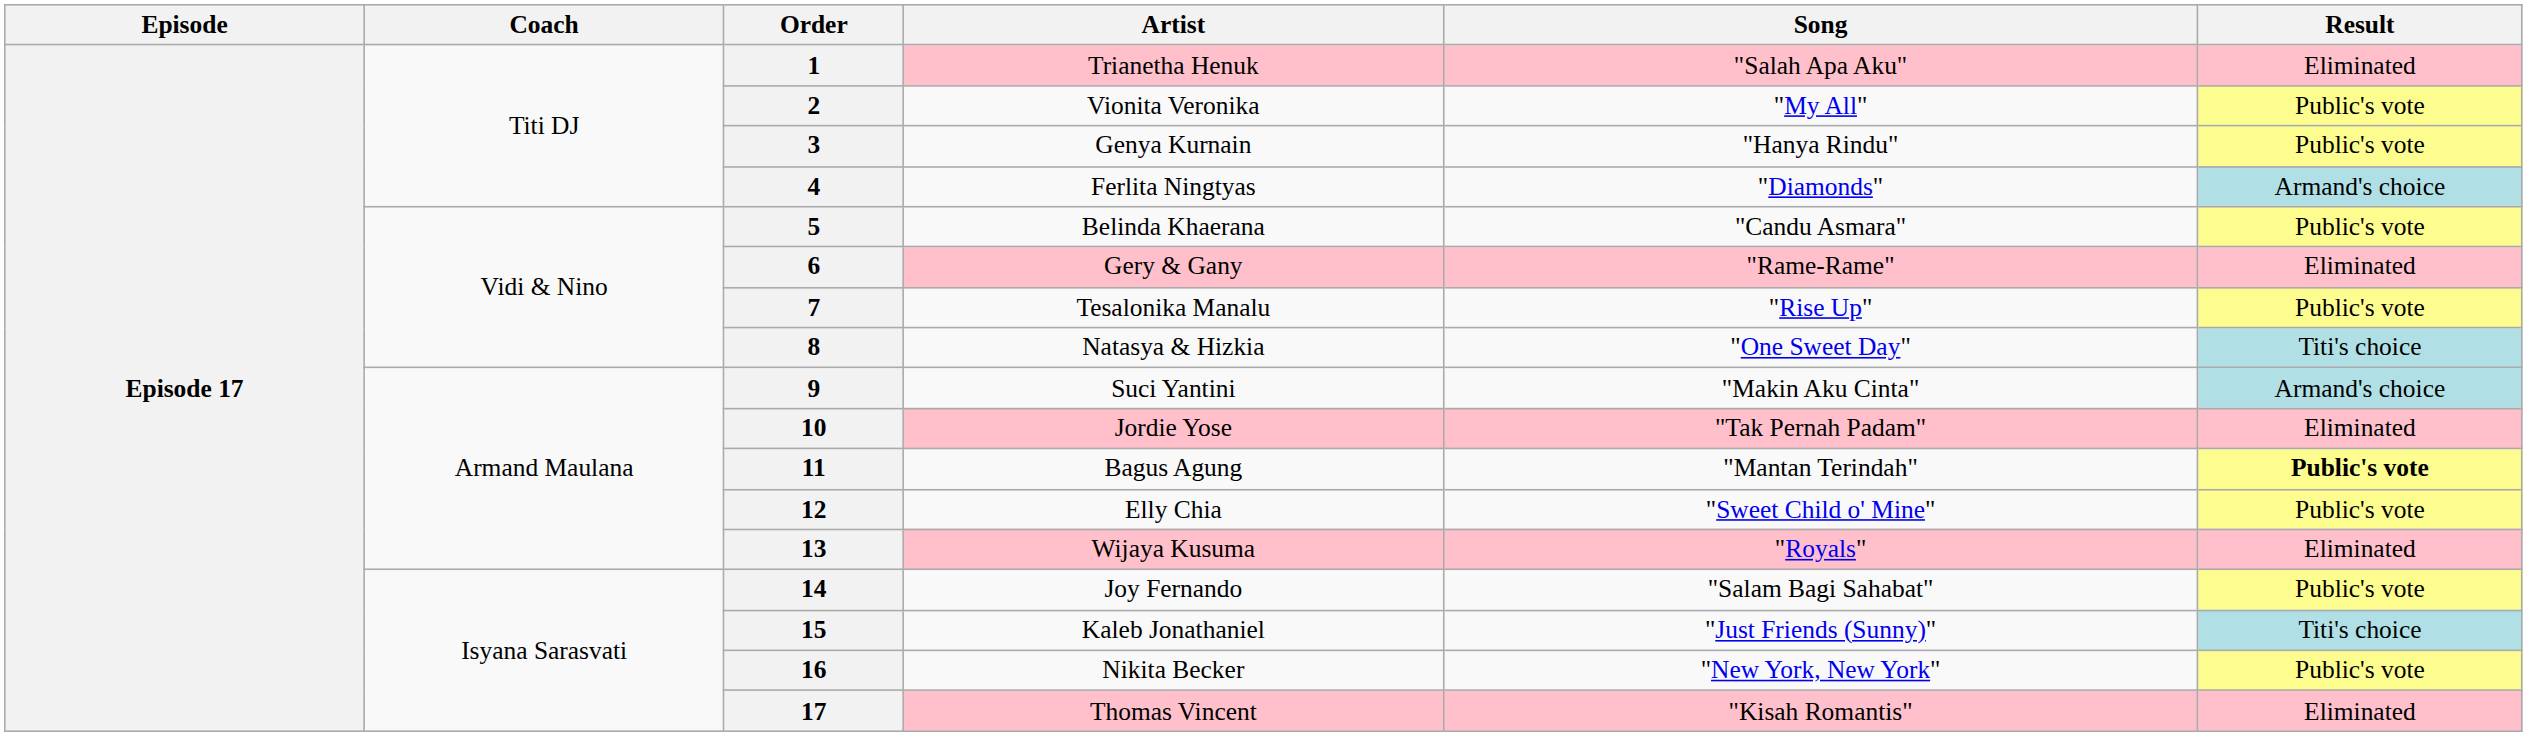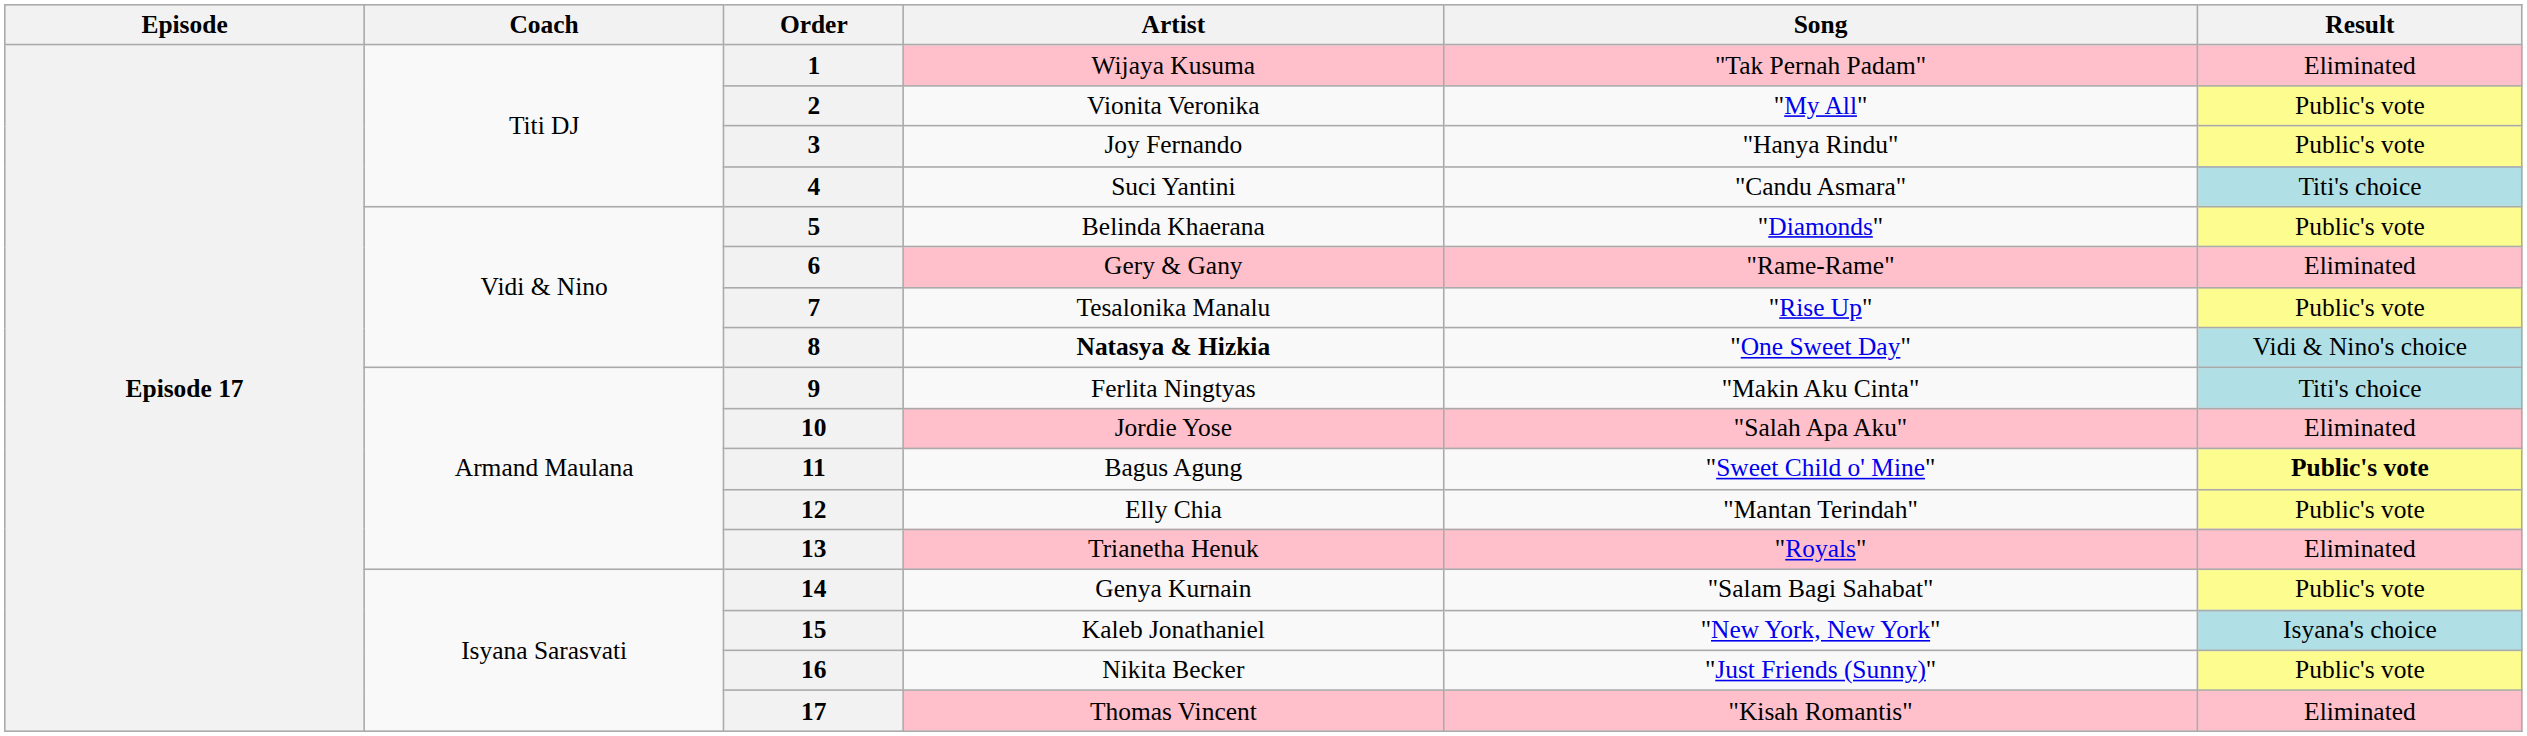(1173, 65) Trianetha Henuk -> (1173, 65) Wijaya Kusuma
(1821, 65) "Salah Apa Aku" -> (1821, 65) "Tak Pernah Padam"
(1173, 145) Genya Kurnain -> (1173, 145) Joy Fernando
(1173, 186) Ferlita Ningtyas -> (1173, 186) Suci Yantini
(1821, 186) "Diamonds" -> (1821, 186) "Candu Asmara"
(2360, 186) Armand's choice -> (2360, 186) Titi's choice
(1821, 226) "Candu Asmara" -> (1821, 226) "Diamonds"
(1173, 347) normal -> (1173, 347) bold
(2360, 347) Titi's choice -> (2360, 347) Vidi & Nino's choice
(1173, 387) Suci Yantini -> (1173, 387) Ferlita Ningtyas
(2360, 387) Armand's choice -> (2360, 387) Titi's choice
(1821, 428) "Tak Pernah Padam" -> (1821, 428) "Salah Apa Aku"
(1821, 468) "Mantan Terindah" -> (1821, 468) "Sweet Child o' Mine"
(1821, 508) "Sweet Child o' Mine" -> (1821, 508) "Mantan Terindah"
(1173, 549) Wijaya Kusuma -> (1173, 549) Trianetha Henuk
(1173, 589) Joy Fernando -> (1173, 589) Genya Kurnain
(1821, 629) "Just Friends (Sunny)" -> (1821, 629) "New York, New York"
(2360, 629) Titi's choice -> (2360, 629) Isyana's choice
(1821, 670) "New York, New York" -> (1821, 670) "Just Friends (Sunny)"
